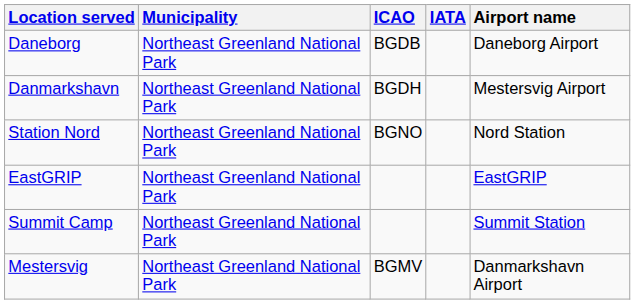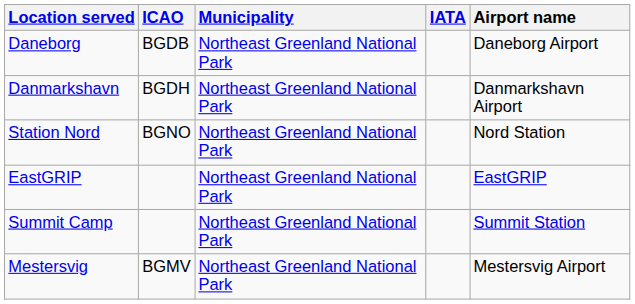columns swapped: (190, 17) <-> (394, 17)
(539, 88) Mestersvig Airport -> (529, 97) Danmarkshavn Airport
(529, 276) Danmarkshavn Airport -> (539, 267) Mestersvig Airport
